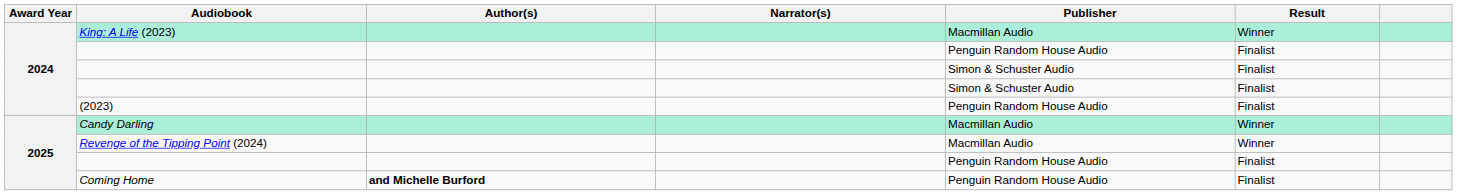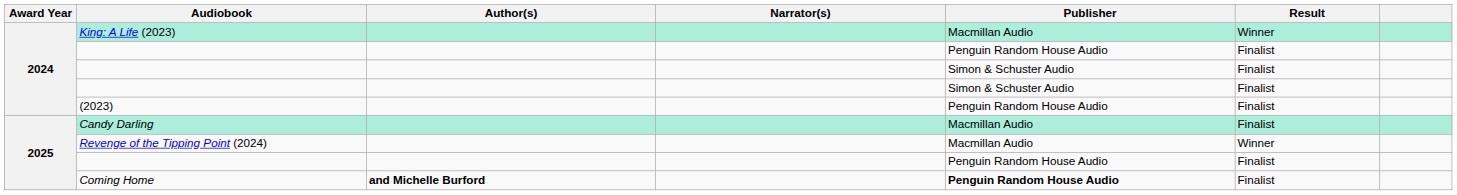(1256, 124) Winner -> (1256, 124) Finalist
(1028, 180) normal -> (1033, 180) bold
